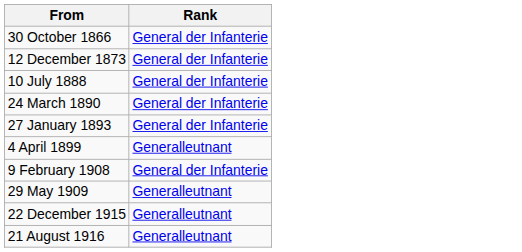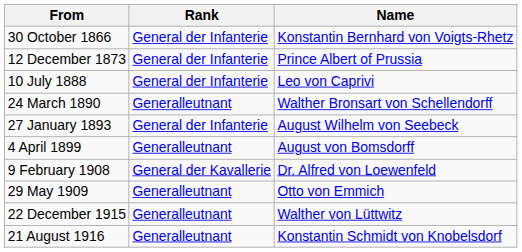+ column: (395, 15)
(200, 103) General der Infanterie -> (182, 103) Generalleutnant
(200, 170) General der Infanterie -> (202, 170) General der Kavallerie
